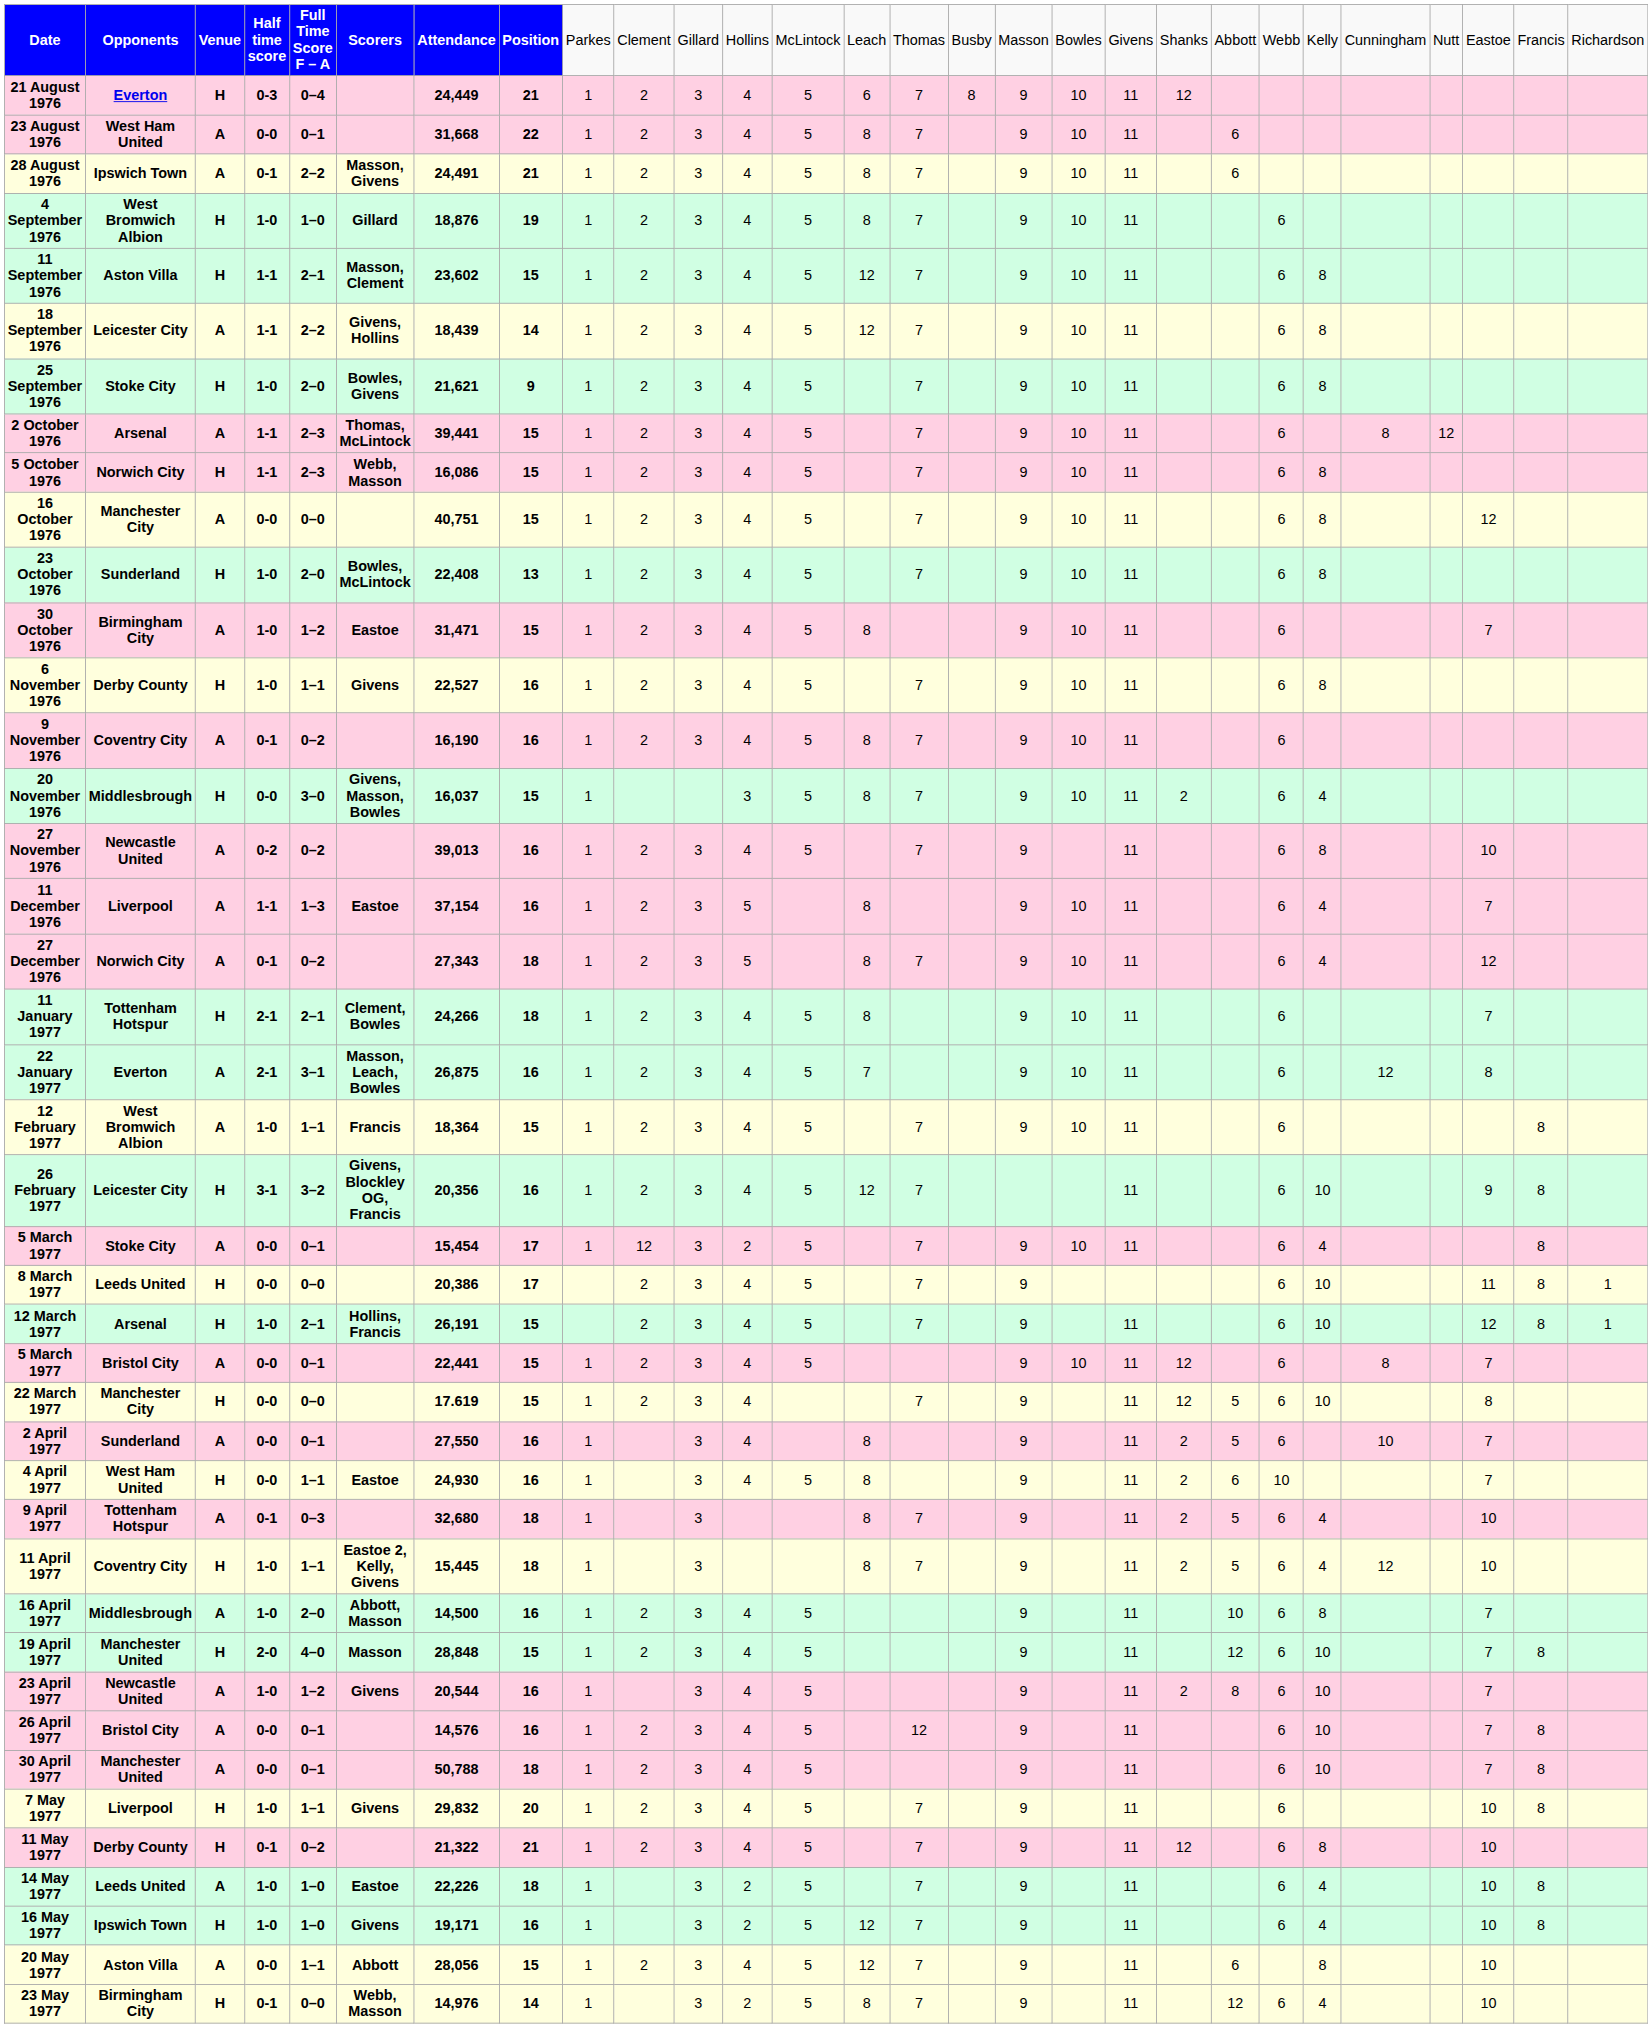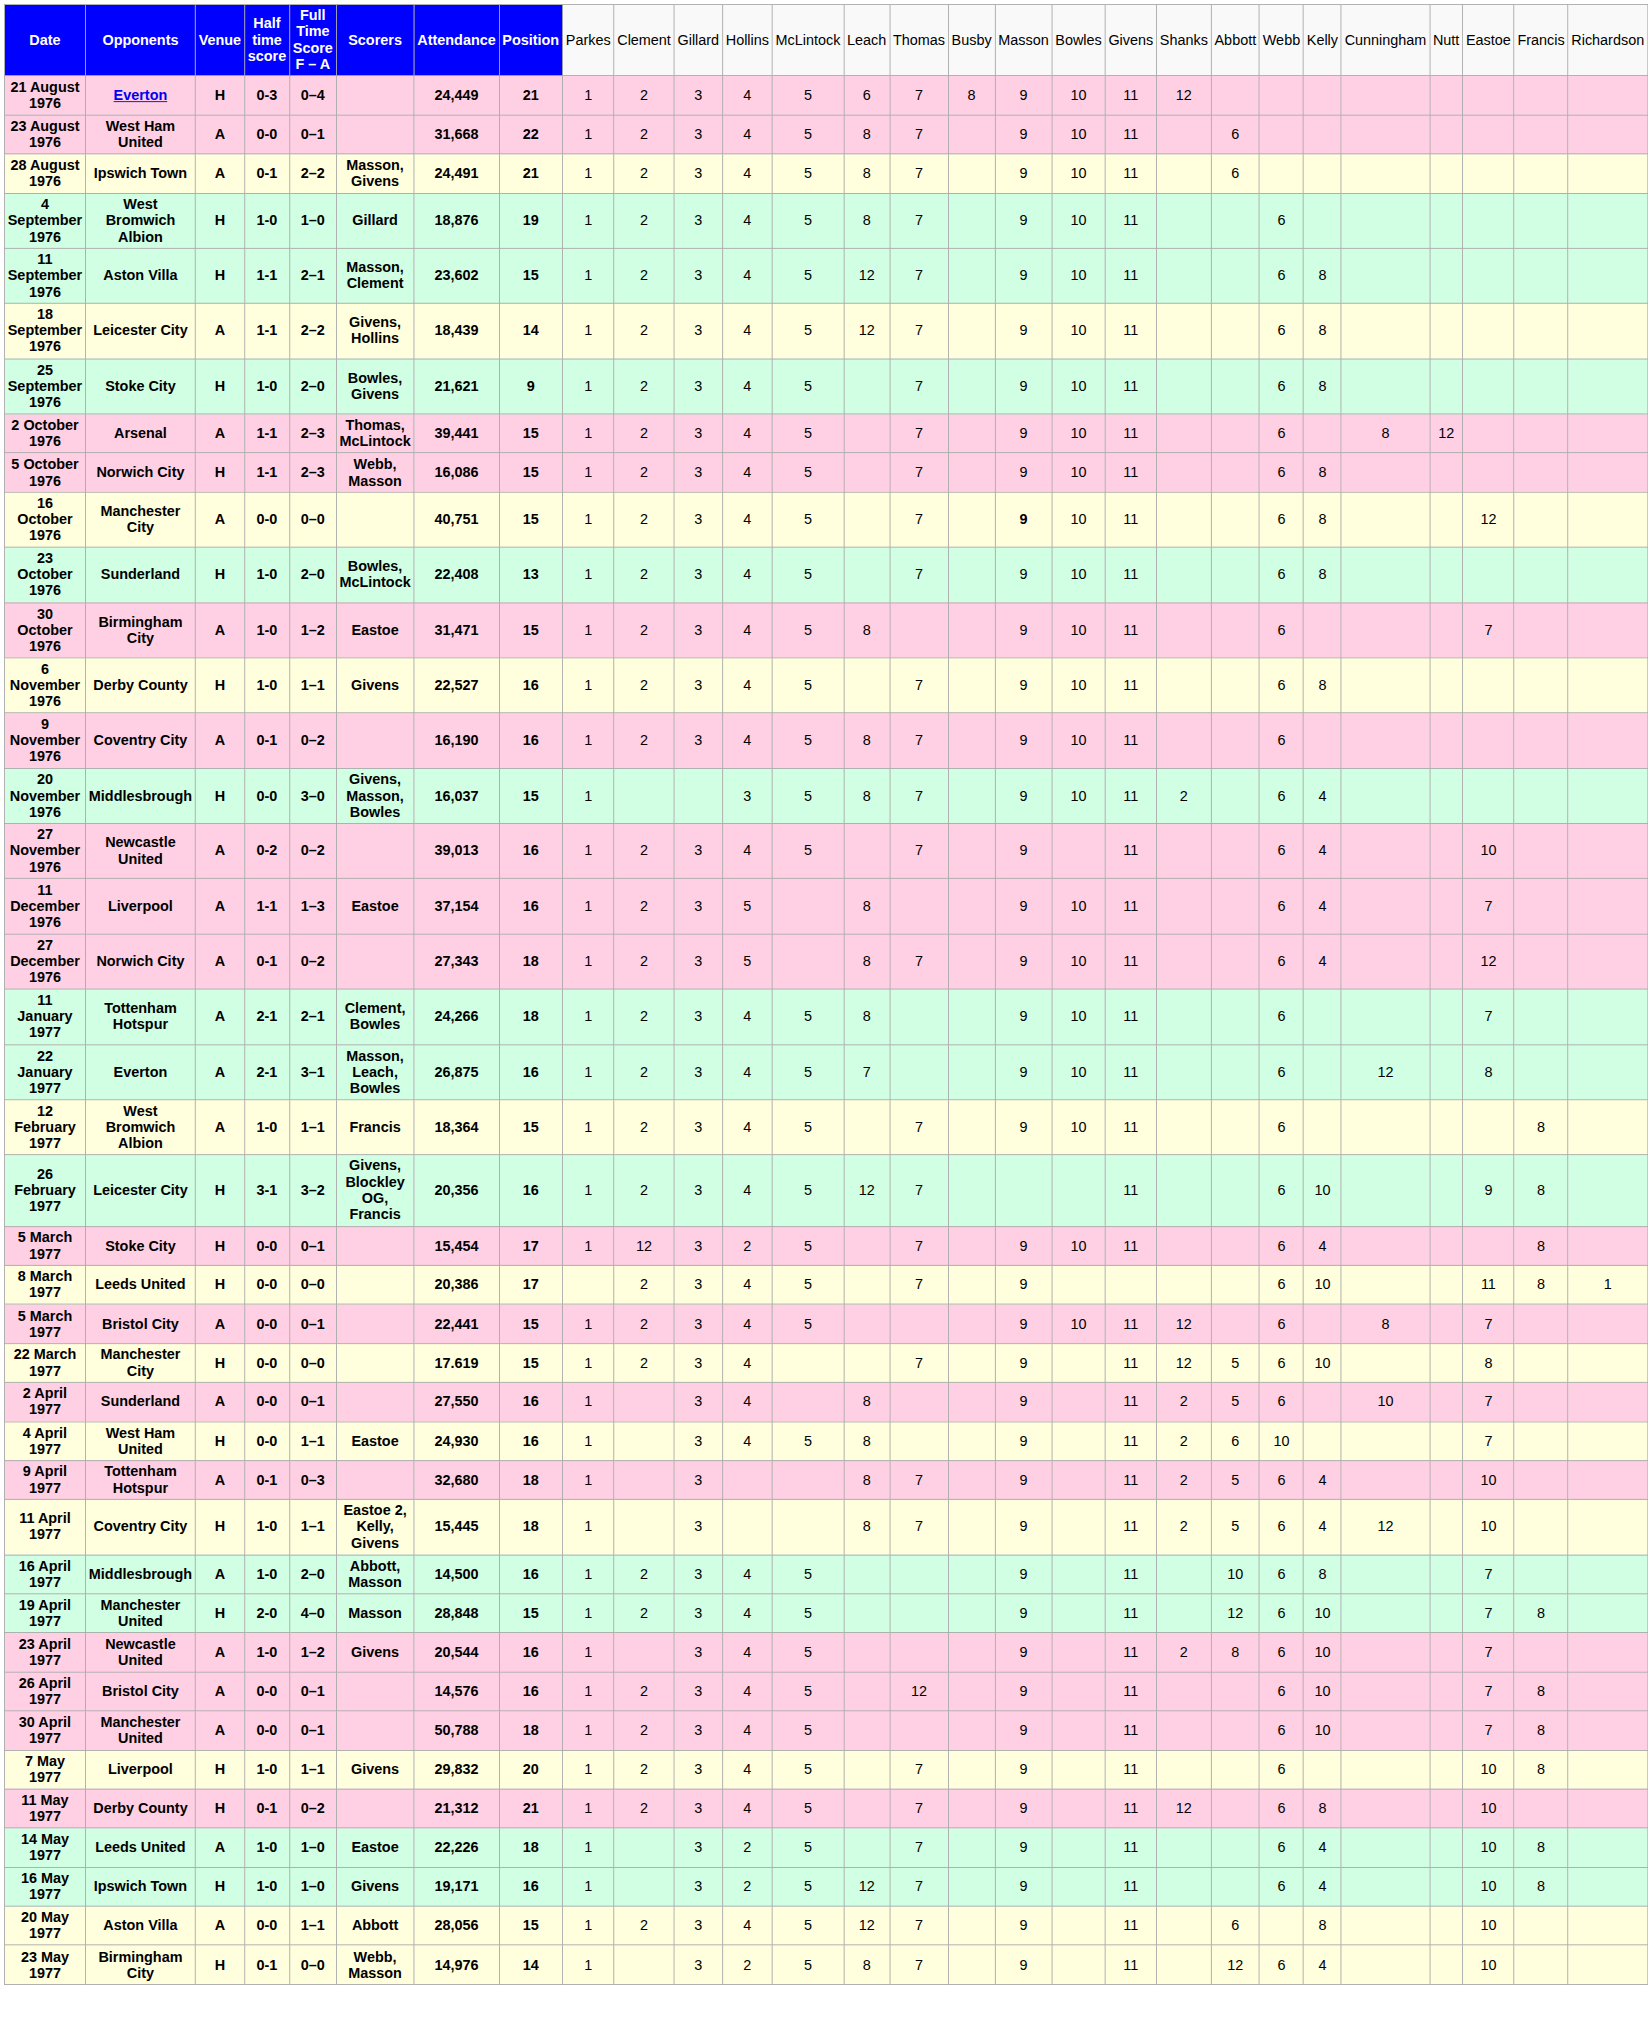(1023, 519) normal -> (1023, 519) bold
(1322, 851) 8 -> (1322, 851) 4
(220, 1016) H -> (220, 1016) A
(220, 1245) A -> (220, 1245) H
- row: (45, 1323)
(457, 1847) 21,322 -> (457, 1808) 21,312
